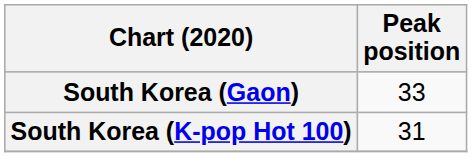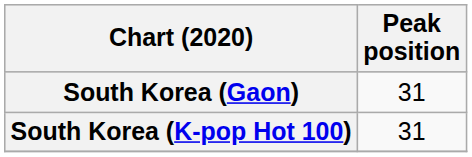(412, 91) 33 -> (412, 91) 31
